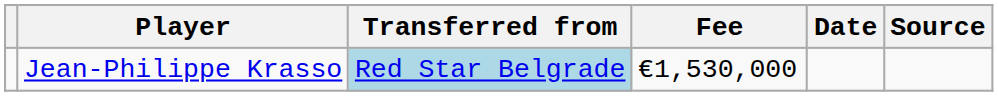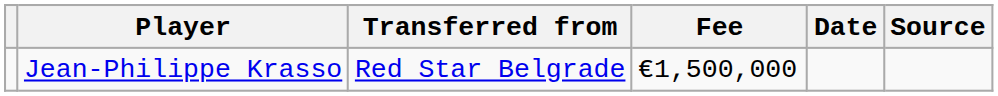(490, 70) lightblue background -> (490, 70) no background
(718, 70) €1,530,000 -> (718, 70) €1,500,000
